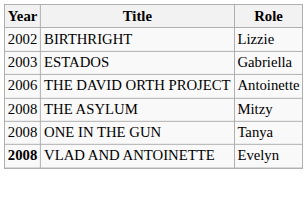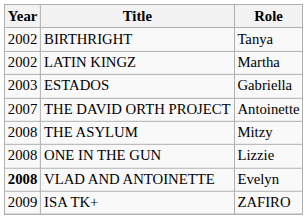(256, 39) Lizzie -> (255, 39) Tanya
+ row: (90, 62)
(23, 86) 2006 -> (23, 109) 2007
(255, 132) Tanya -> (256, 156) Lizzie
+ row: (71, 202)
